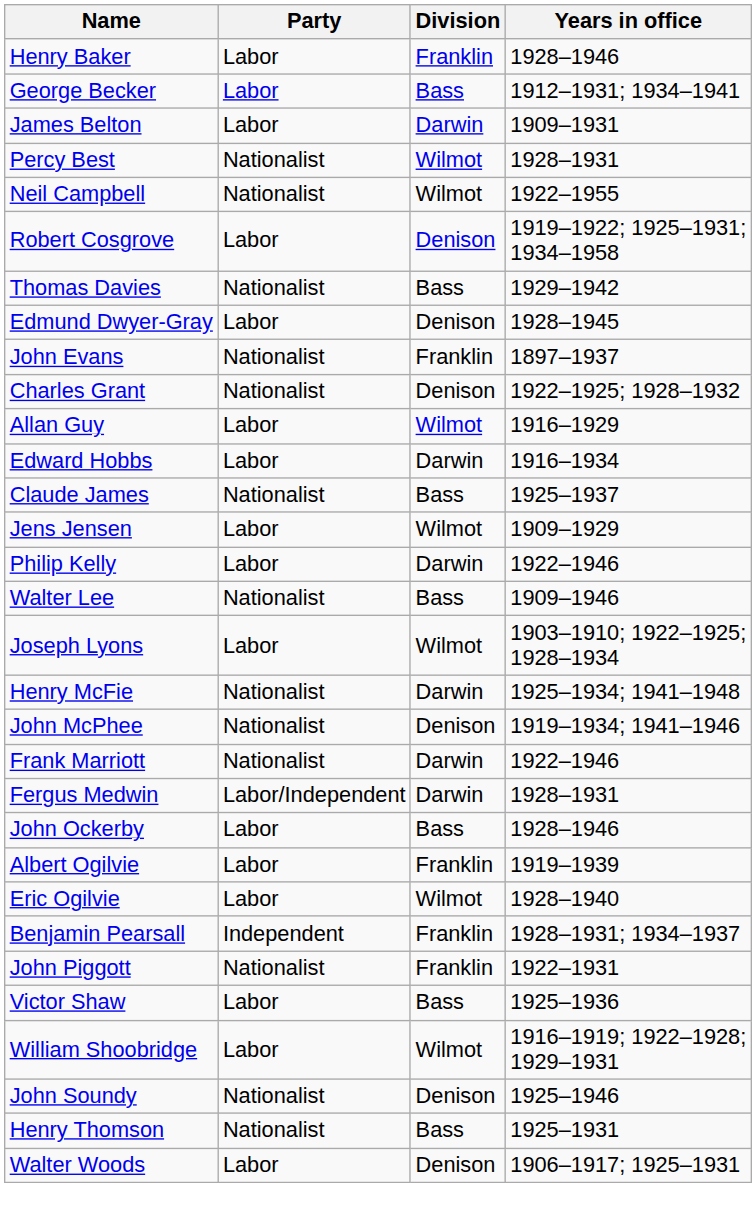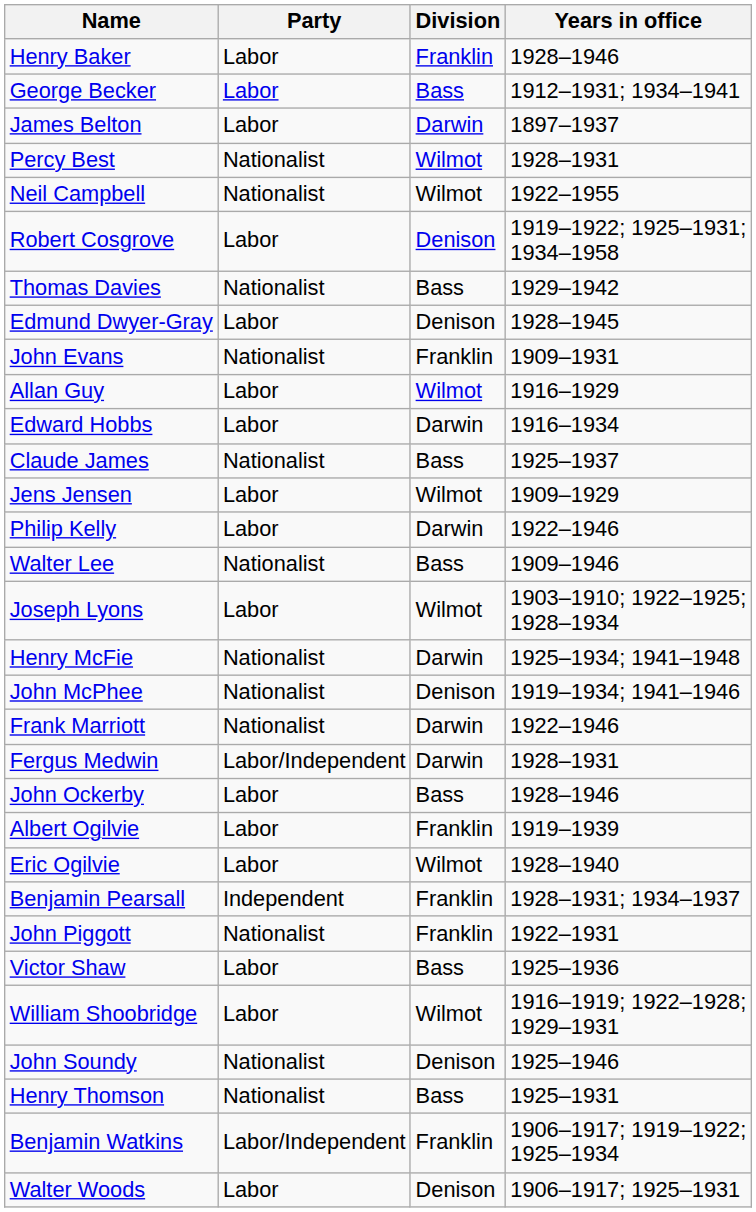(565, 125) 1909–1931 -> (565, 125) 1897–1937
(565, 356) 1897–1937 -> (565, 356) 1909–1931
- row: (77, 391)
+ row: (96, 1142)
